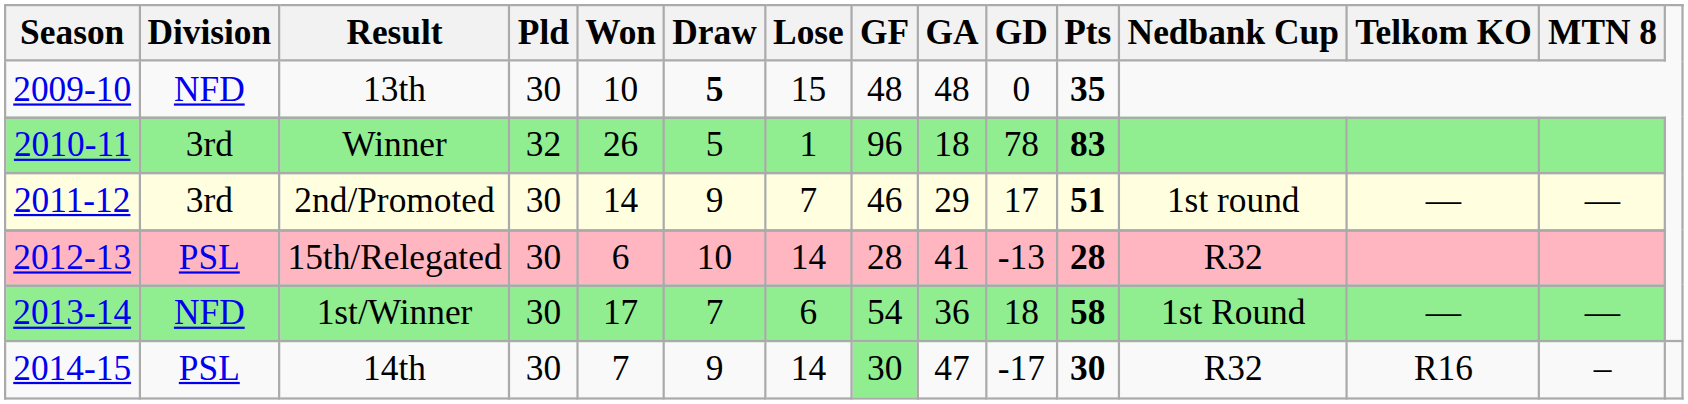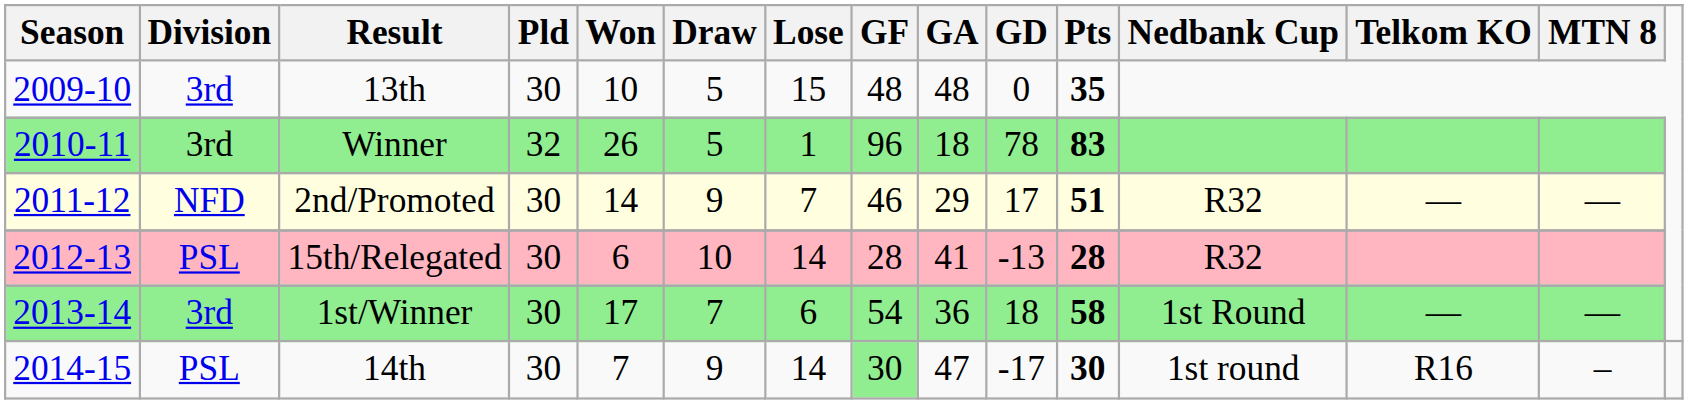(209, 88) NFD -> (209, 88) 3rd
(715, 88) bold -> (715, 88) normal
(209, 200) 3rd -> (209, 200) NFD
(1233, 200) 1st round -> (1233, 200) R32
(209, 312) NFD -> (209, 312) 3rd
(1233, 369) R32 -> (1233, 369) 1st round
